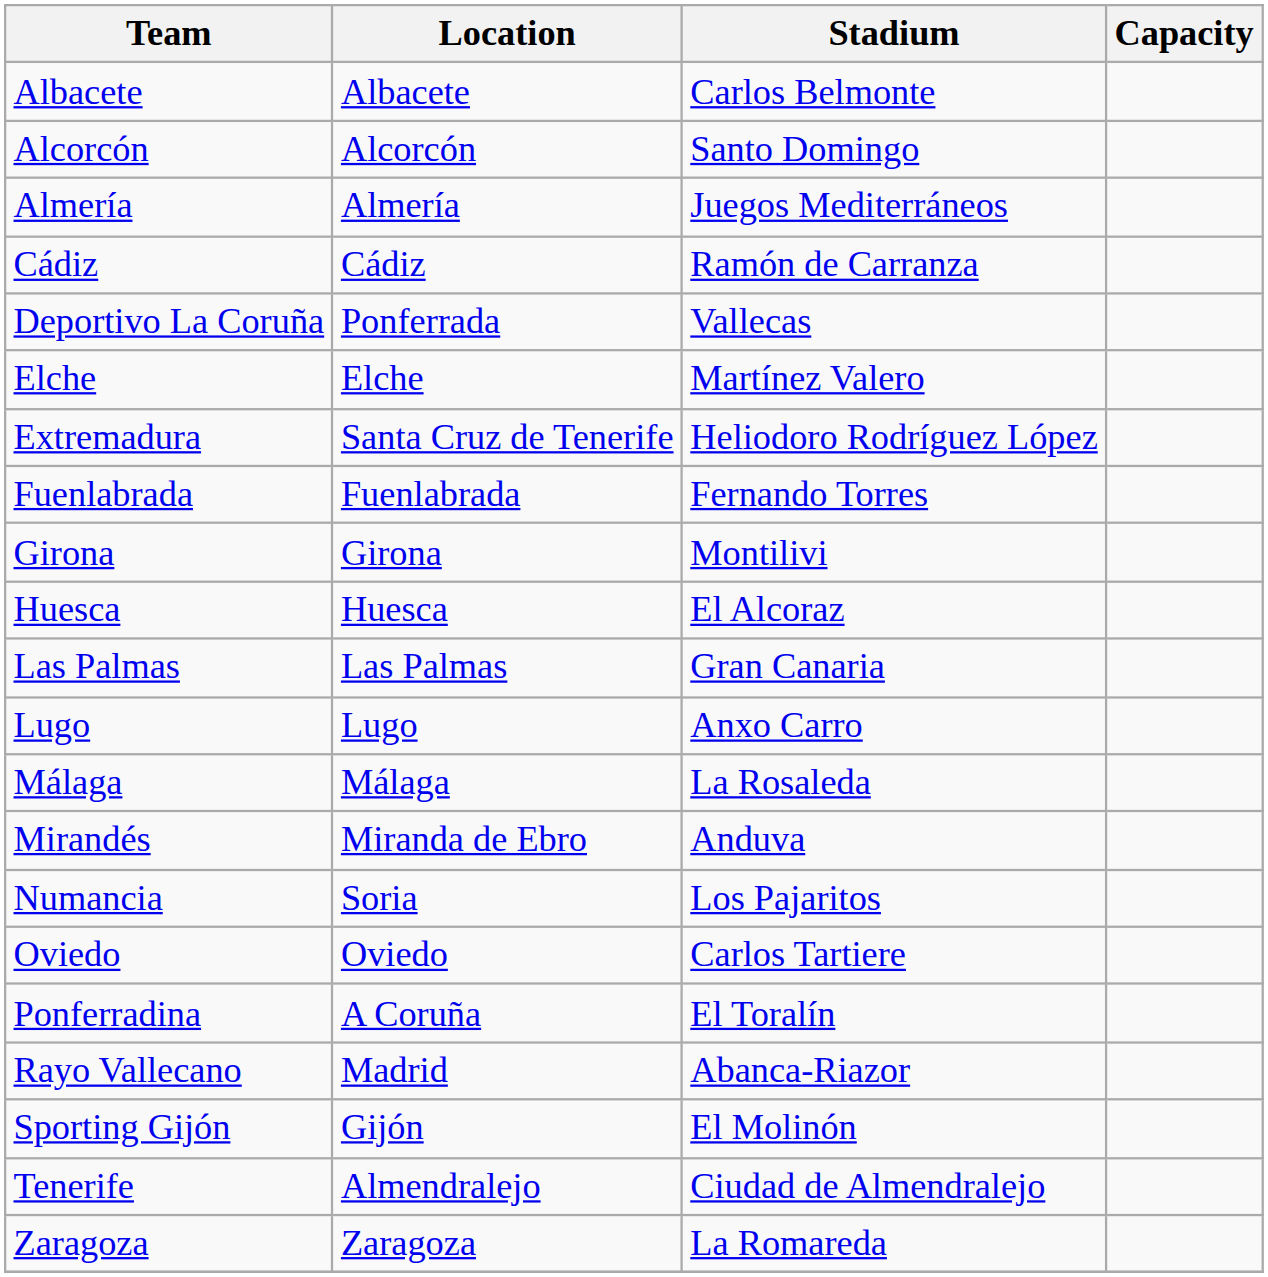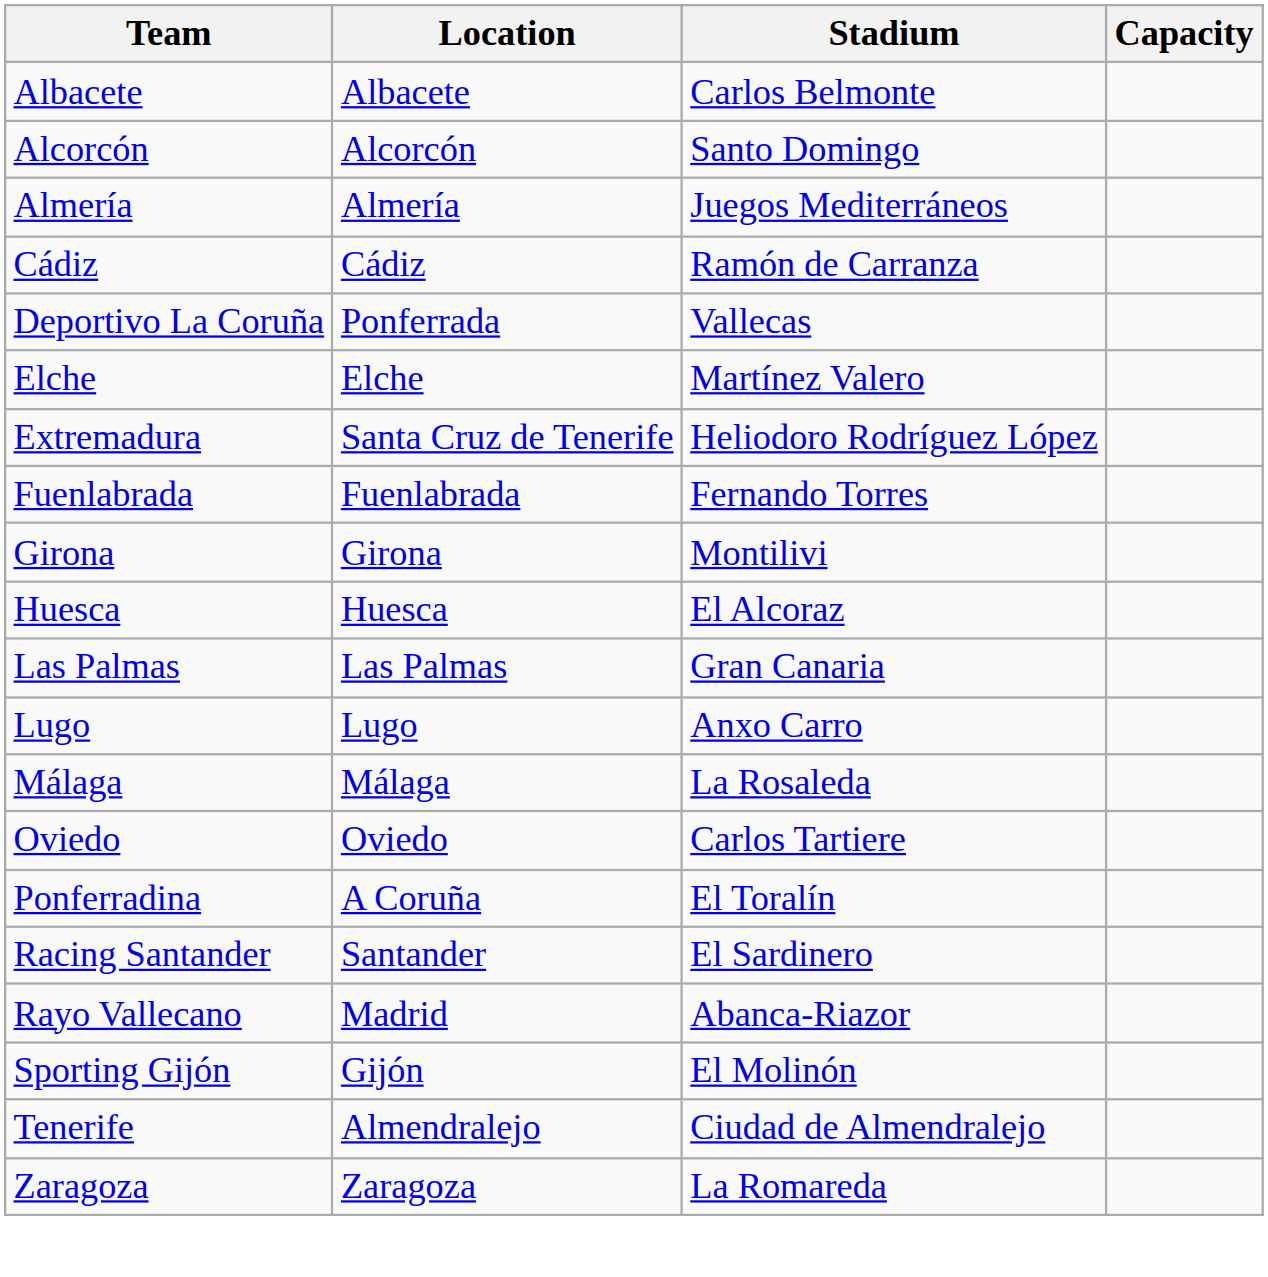- row: (82, 839)
- row: (88, 897)
+ row: (142, 954)
